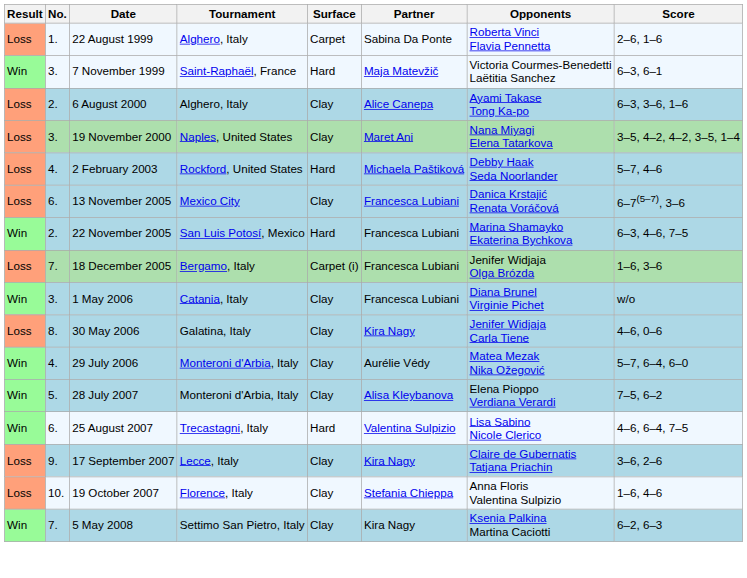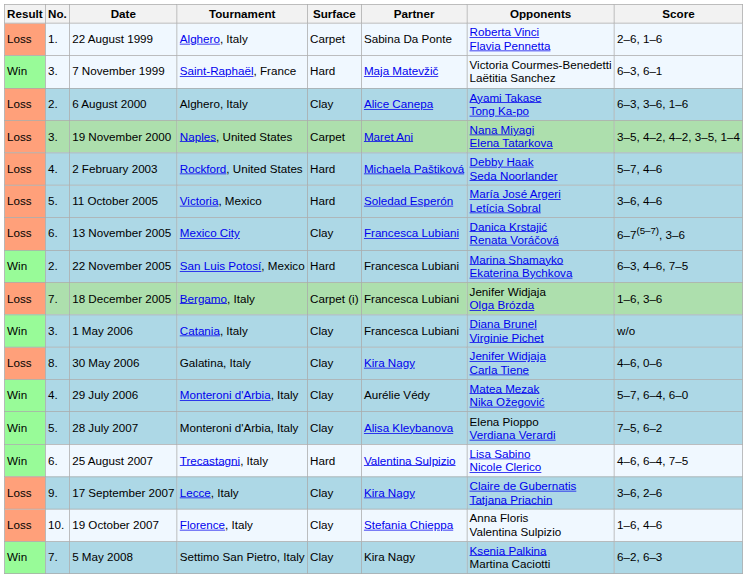(322, 136) Clay -> (327, 136) Carpet
+ row: (115, 201)
